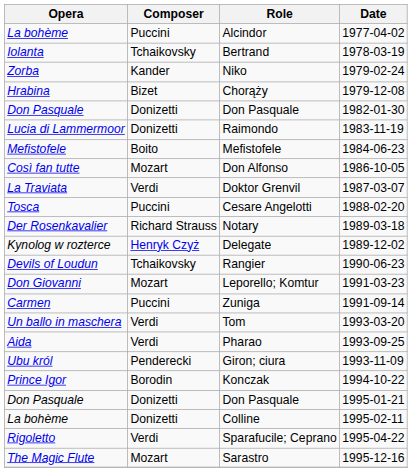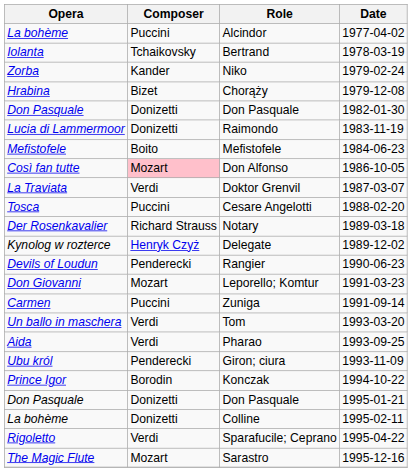(149, 168) no background -> (149, 168) pink background
(163, 264) Tchaikovsky -> (161, 264) Penderecki
